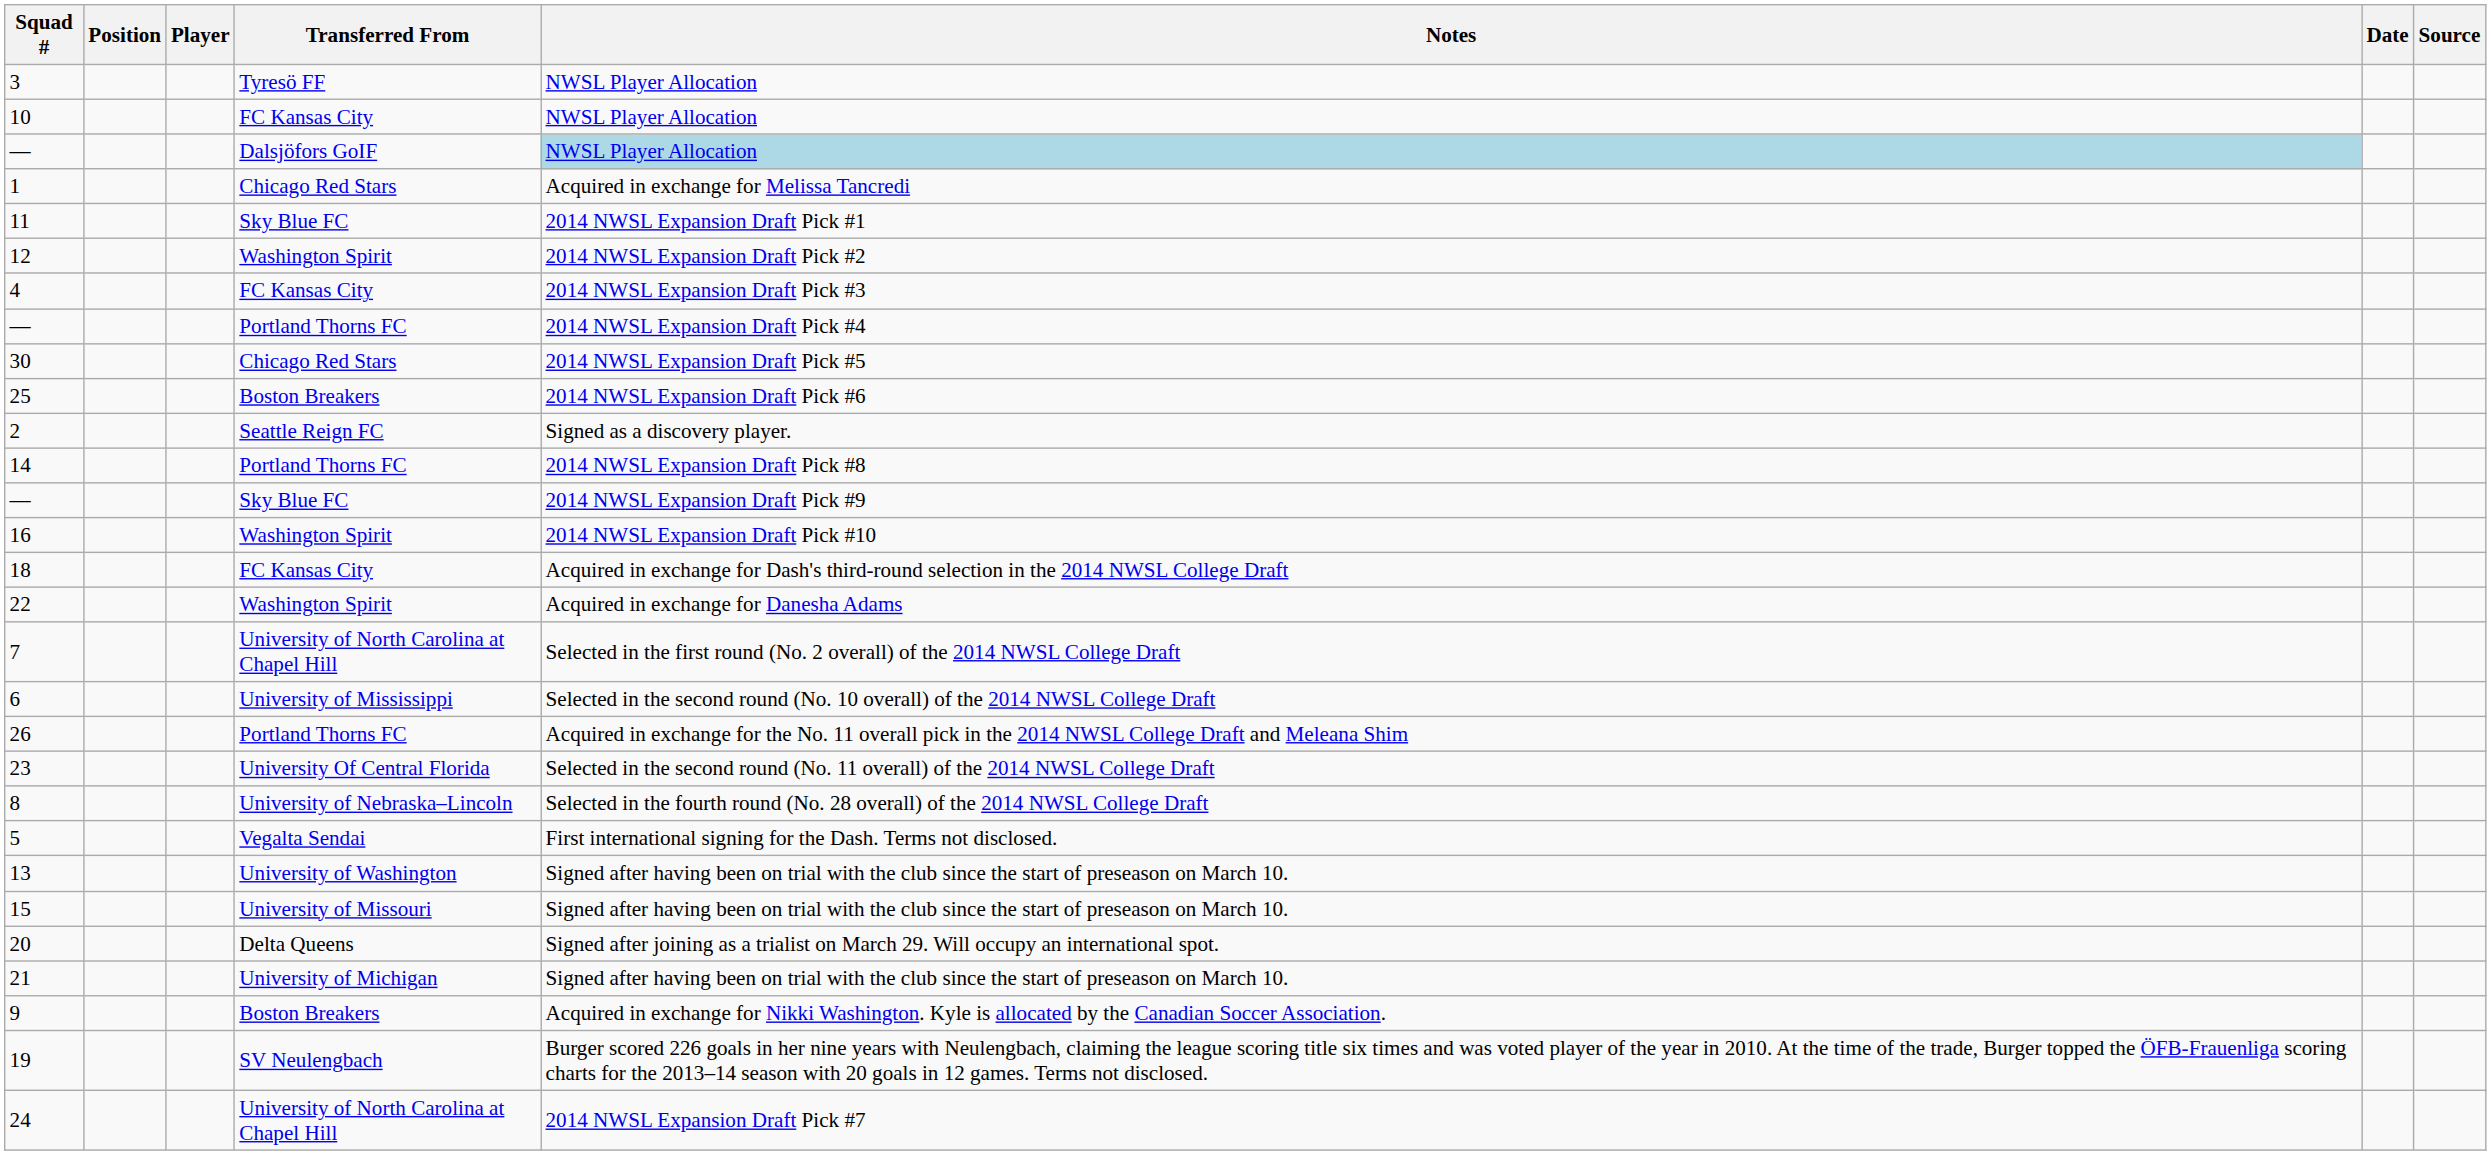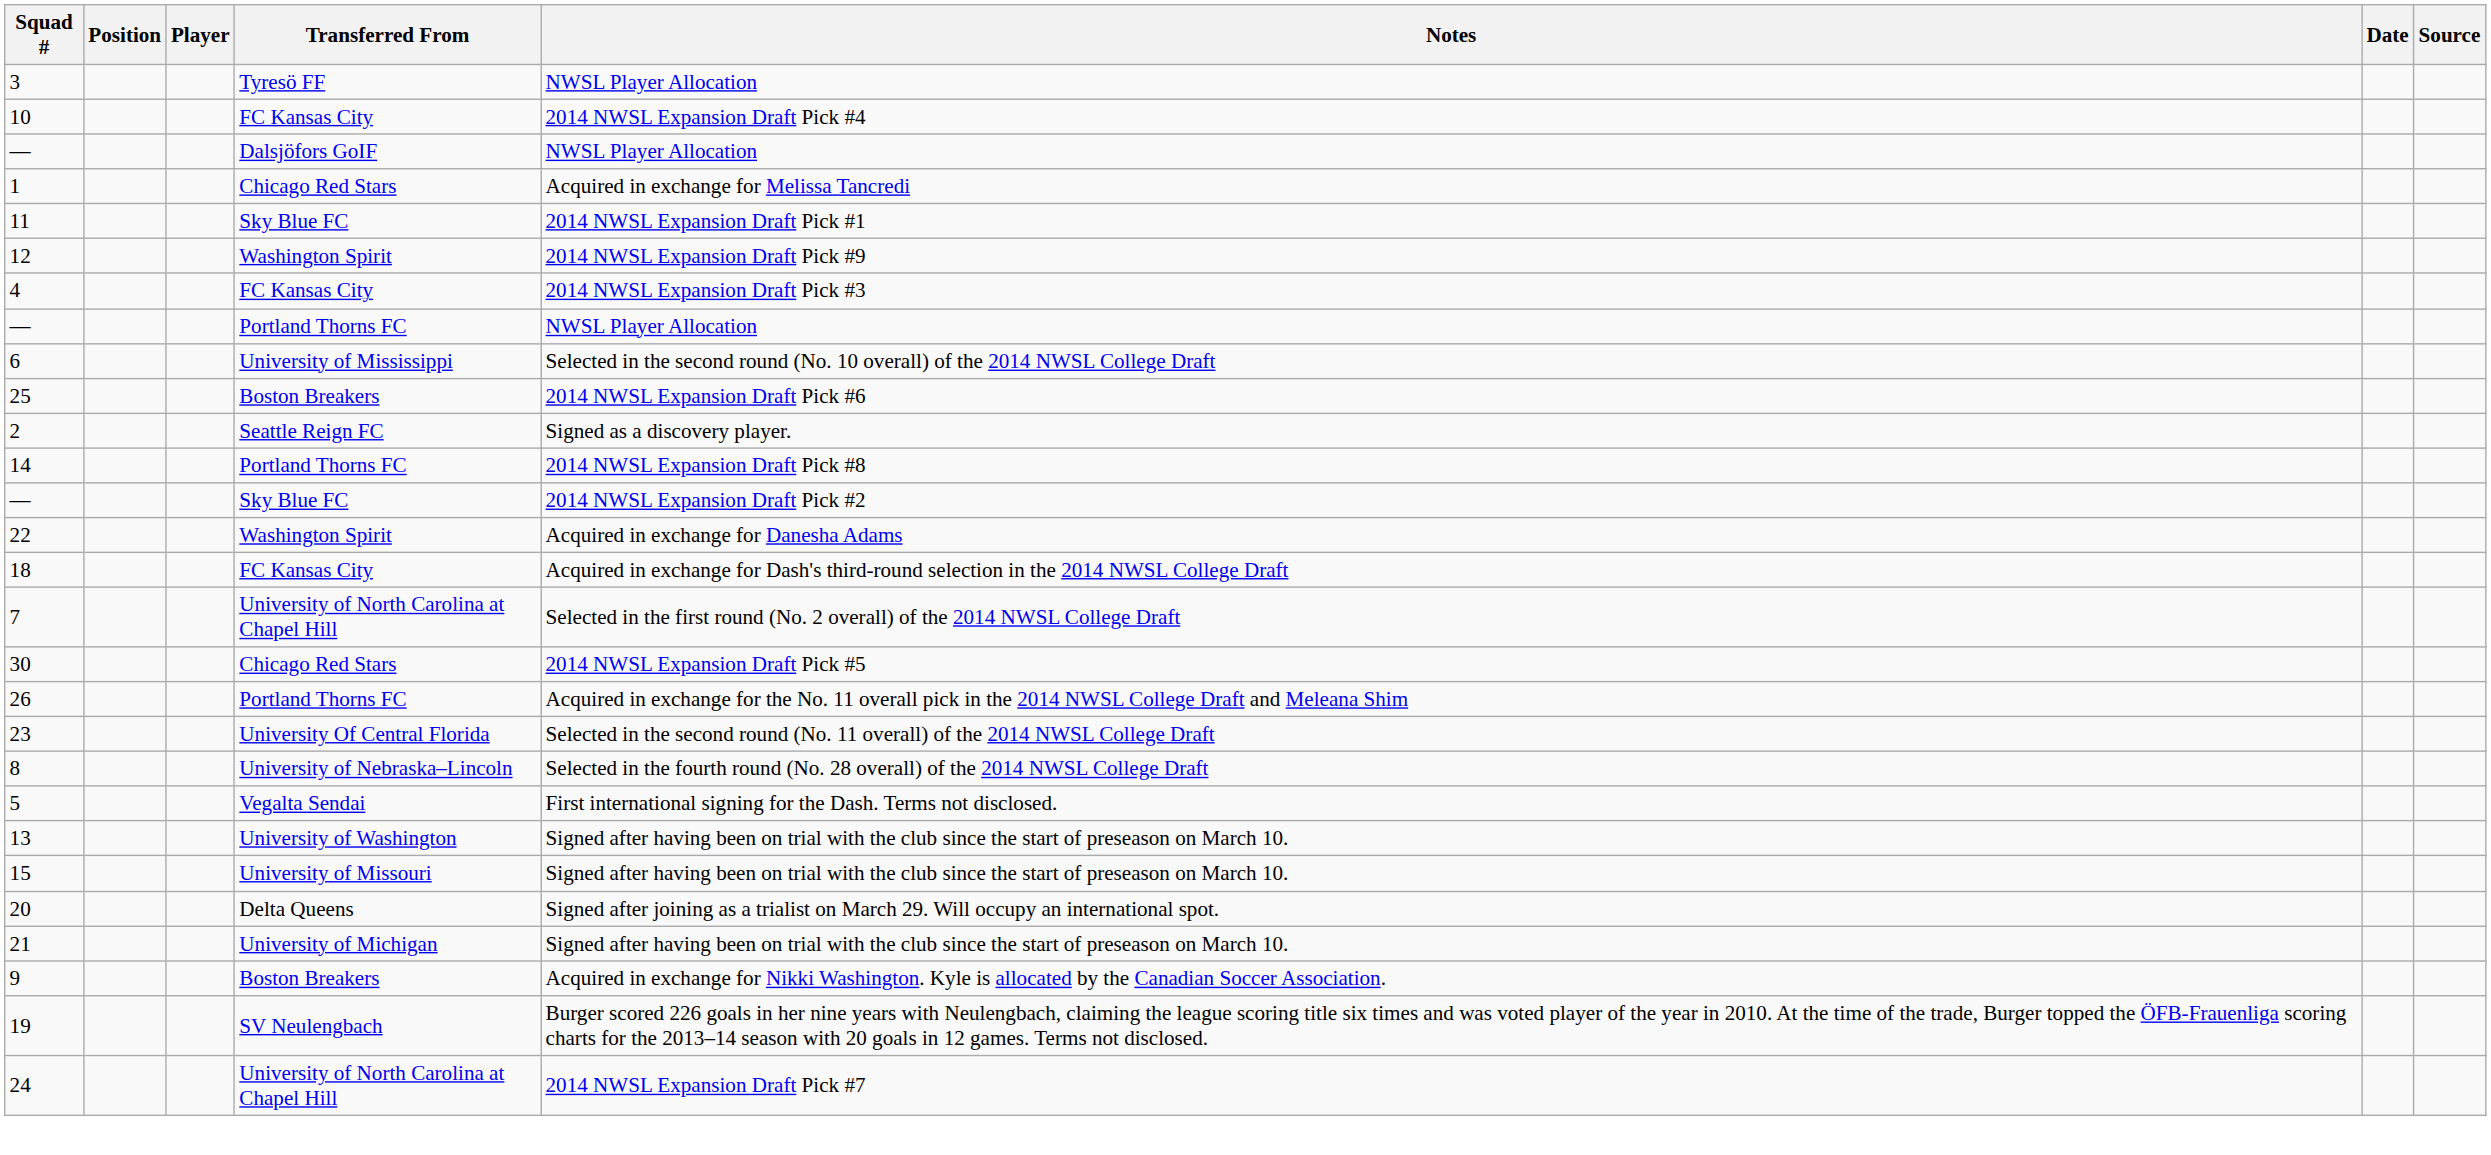(651, 116) NWSL Player Allocation -> (706, 116) 2014 NWSL Expansion Draft Pick #4
(651, 151) lightblue background -> (651, 151) no background
(706, 256) 2014 NWSL Expansion Draft Pick #2 -> (706, 256) 2014 NWSL Expansion Draft Pick #9
(706, 325) 2014 NWSL Expansion Draft Pick #4 -> (651, 325) NWSL Player Allocation
rows swapped: (20, 360) <-> (15, 699)
(706, 500) 2014 NWSL Expansion Draft Pick #9 -> (706, 500) 2014 NWSL Expansion Draft Pick #2
- row: (20, 534)
rows swapped: (20, 569) <-> (20, 604)
